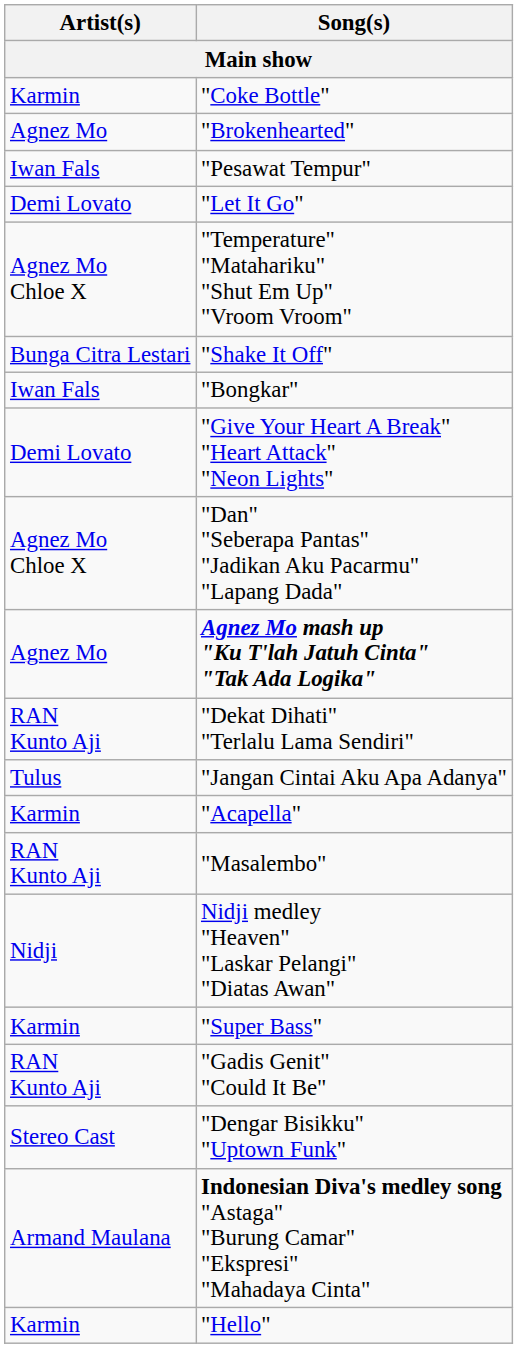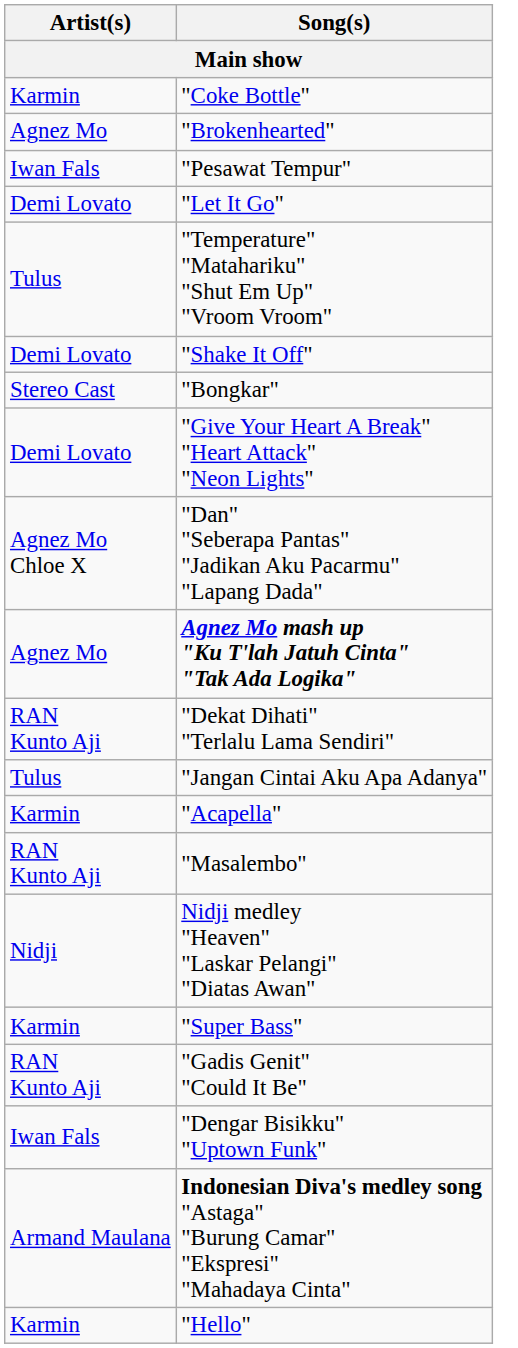(59, 278) Agnez Mo Chloe X -> (36, 278) Tulus
(100, 353) Bunga Citra Lestari -> (71, 353) Demi Lovato
(55, 390) Iwan Fals -> (62, 390) Stereo Cast
(62, 1136) Stereo Cast -> (55, 1136) Iwan Fals
